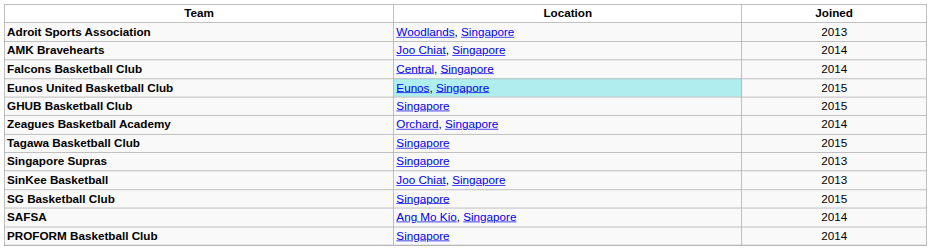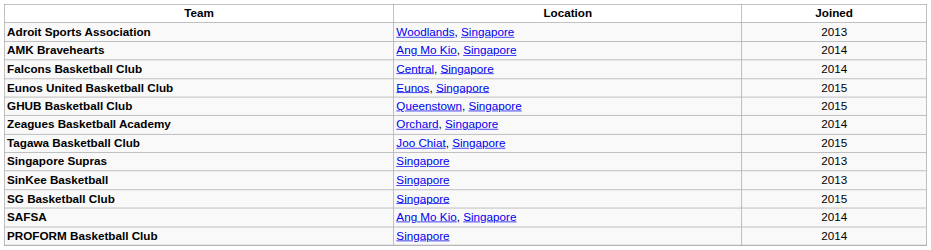(451, 50) Joo Chiat, Singapore -> (456, 50) Ang Mo Kio, Singapore
(443, 87) paleturquoise background -> (443, 87) no background
(423, 106) Singapore -> (459, 106) Queenstown, Singapore
(423, 143) Singapore -> (451, 143) Joo Chiat, Singapore
(451, 180) Joo Chiat, Singapore -> (423, 180) Singapore
